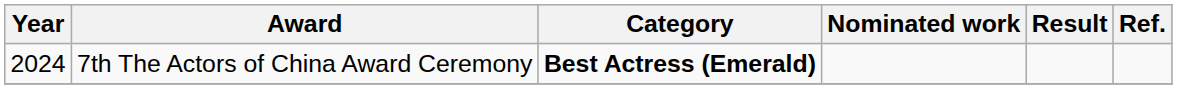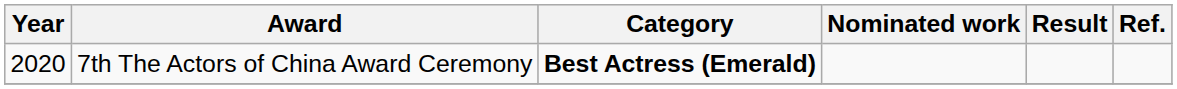(38, 63) 2024 -> (38, 63) 2020
